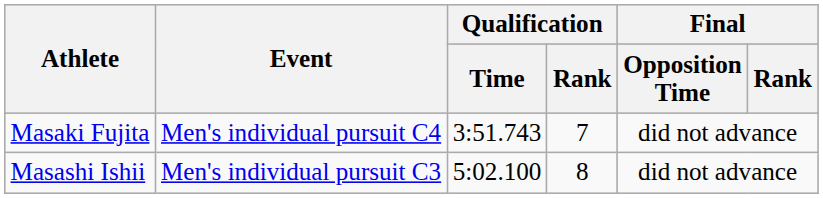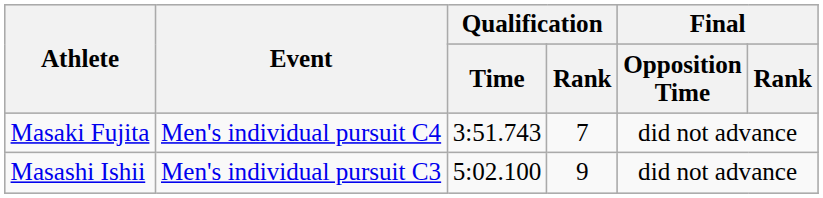(582, 172) 8 -> (582, 172) 9
